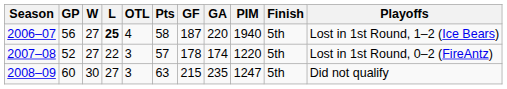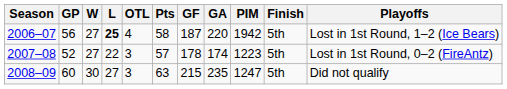(248, 34) 1940 -> (248, 34) 1942
(248, 53) 1220 -> (248, 53) 1223
